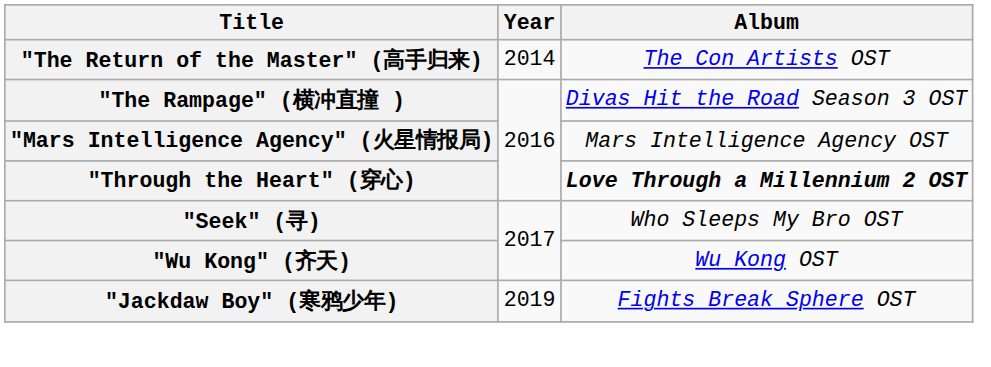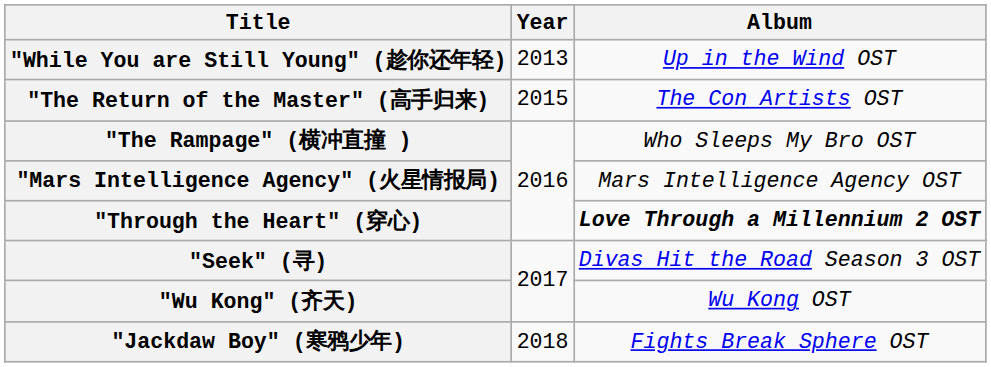+ row: (258, 61)
(530, 60) 2014 -> (543, 100) 2015
(767, 100) Divas Hit the Road Season 3 OST -> (779, 140) Who Sleeps My Bro OST
(767, 221) Who Sleeps My Bro OST -> (779, 261) Divas Hit the Road Season 3 OST
(530, 301) 2019 -> (543, 341) 2018
